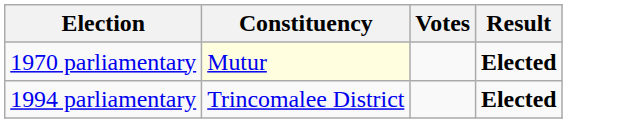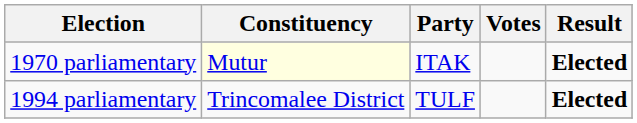+ column: (445, 23)
